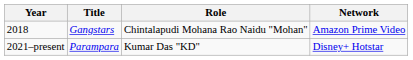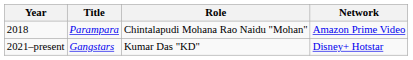(92, 30) Gangstars -> (94, 30) Parampara
(94, 47) Parampara -> (92, 47) Gangstars
